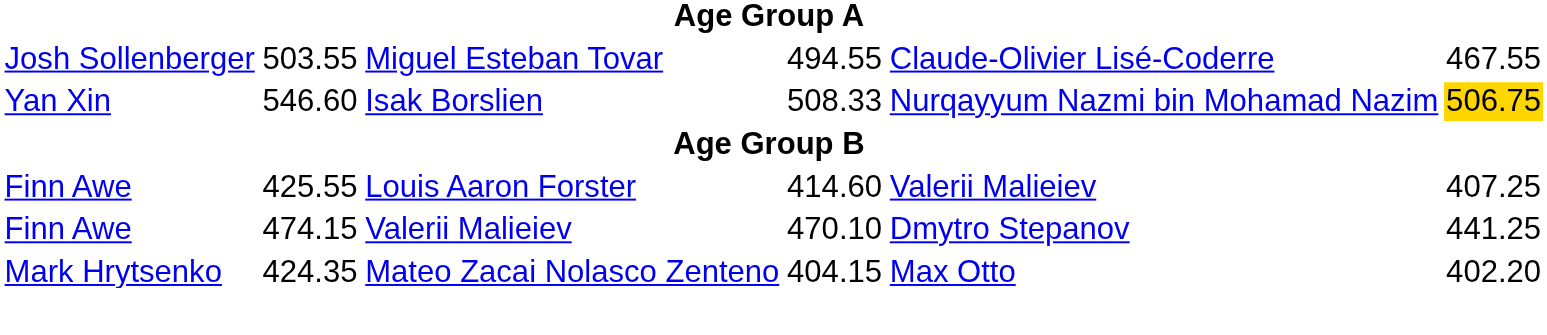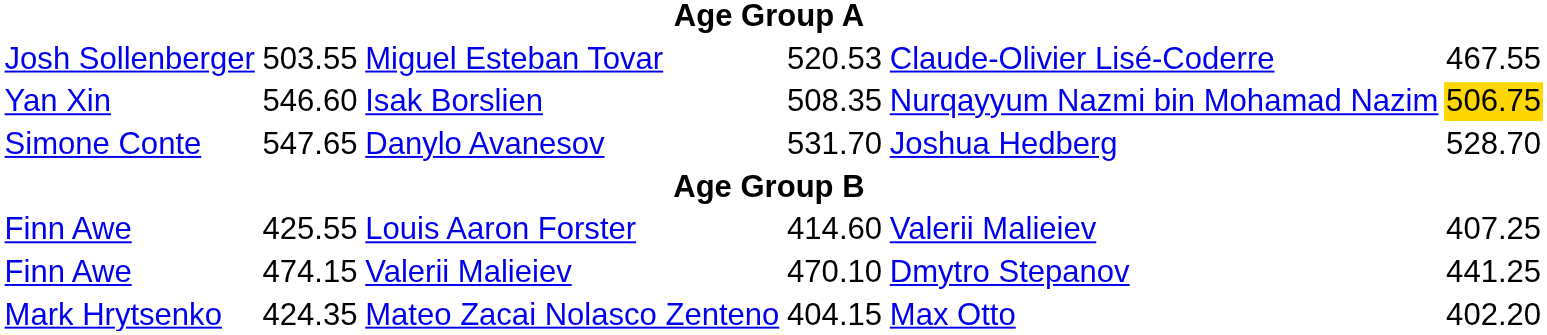(835, 58) 494.55 -> (835, 58) 520.53
(835, 101) 508.33 -> (835, 101) 508.35
+ row: (485, 143)
